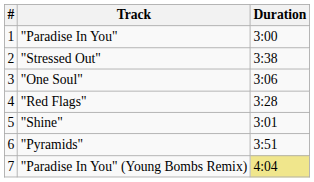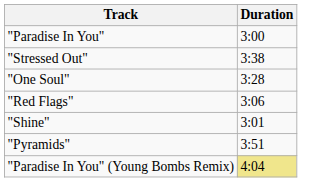- column: (11, 15)
(266, 79) 3:06 -> (253, 79) 3:28
(266, 101) 3:28 -> (253, 101) 3:06
